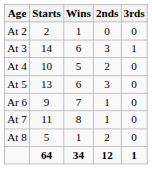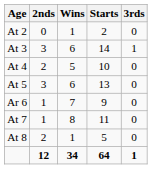columns swapped: (47, 13) <-> (107, 13)
